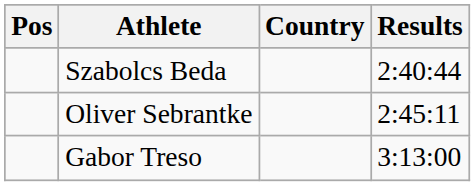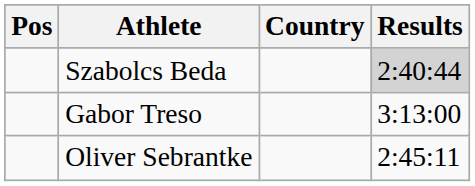(419, 69) no background -> (419, 69) lightgrey background
rows swapped: (159, 113) <-> (134, 157)
